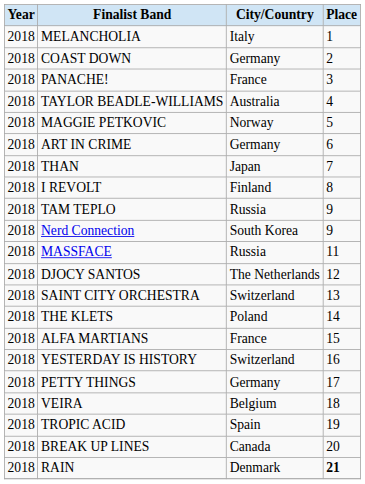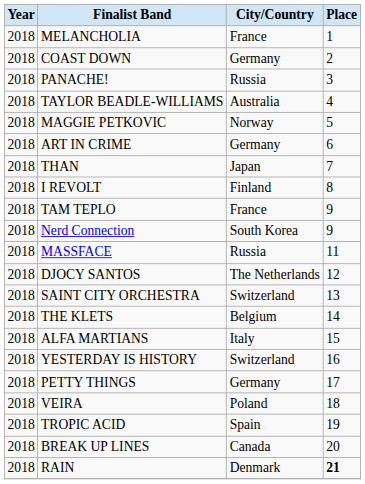(242, 36) Italy -> (248, 36) France
(248, 79) France -> (248, 79) Russia
(248, 209) Russia -> (248, 209) France
(249, 317) Poland -> (253, 317) Belgium
(248, 338) France -> (242, 338) Italy
(253, 403) Belgium -> (249, 403) Poland
